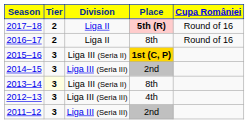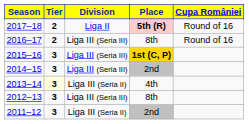(97, 41) Liga II -> (97, 41) Liga III (Seria III)
(97, 55) Liga III (Seria II) -> (97, 55) Liga III (Seria III)
(151, 84) 8th -> (151, 84) 4th
(151, 98) 4th -> (151, 98) 8th
(97, 112) Liga III (Seria III) -> (97, 112) Liga III (Seria II)
